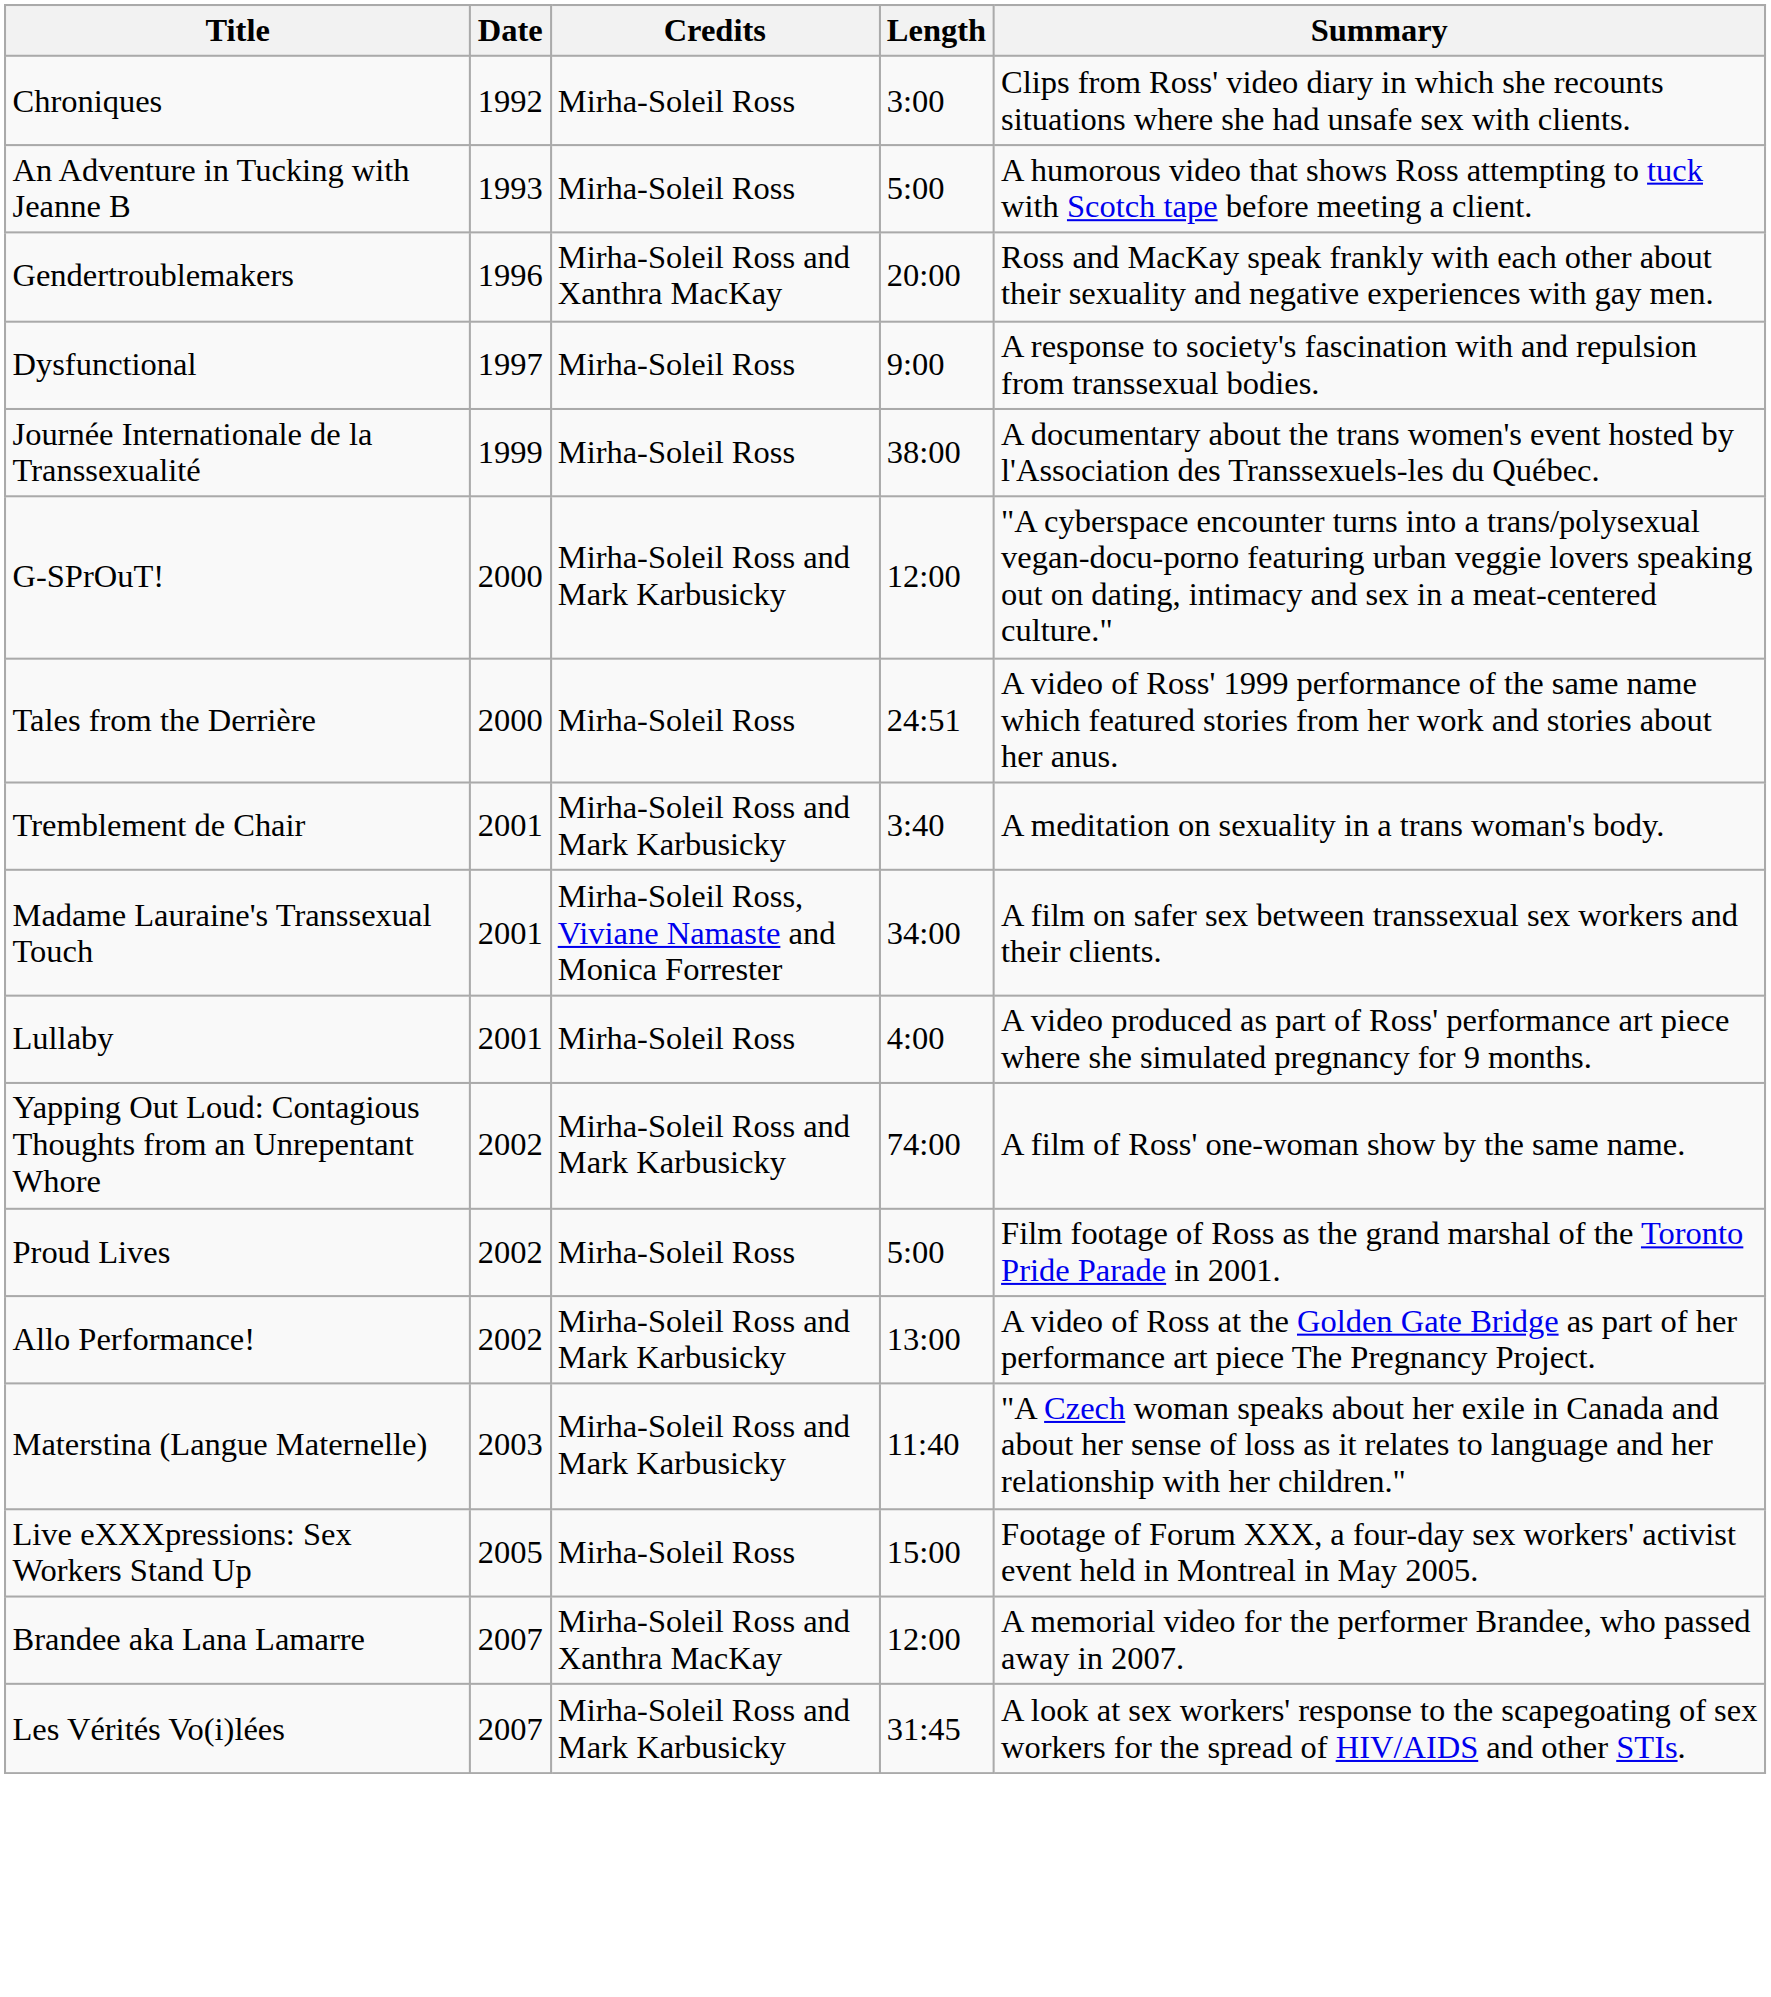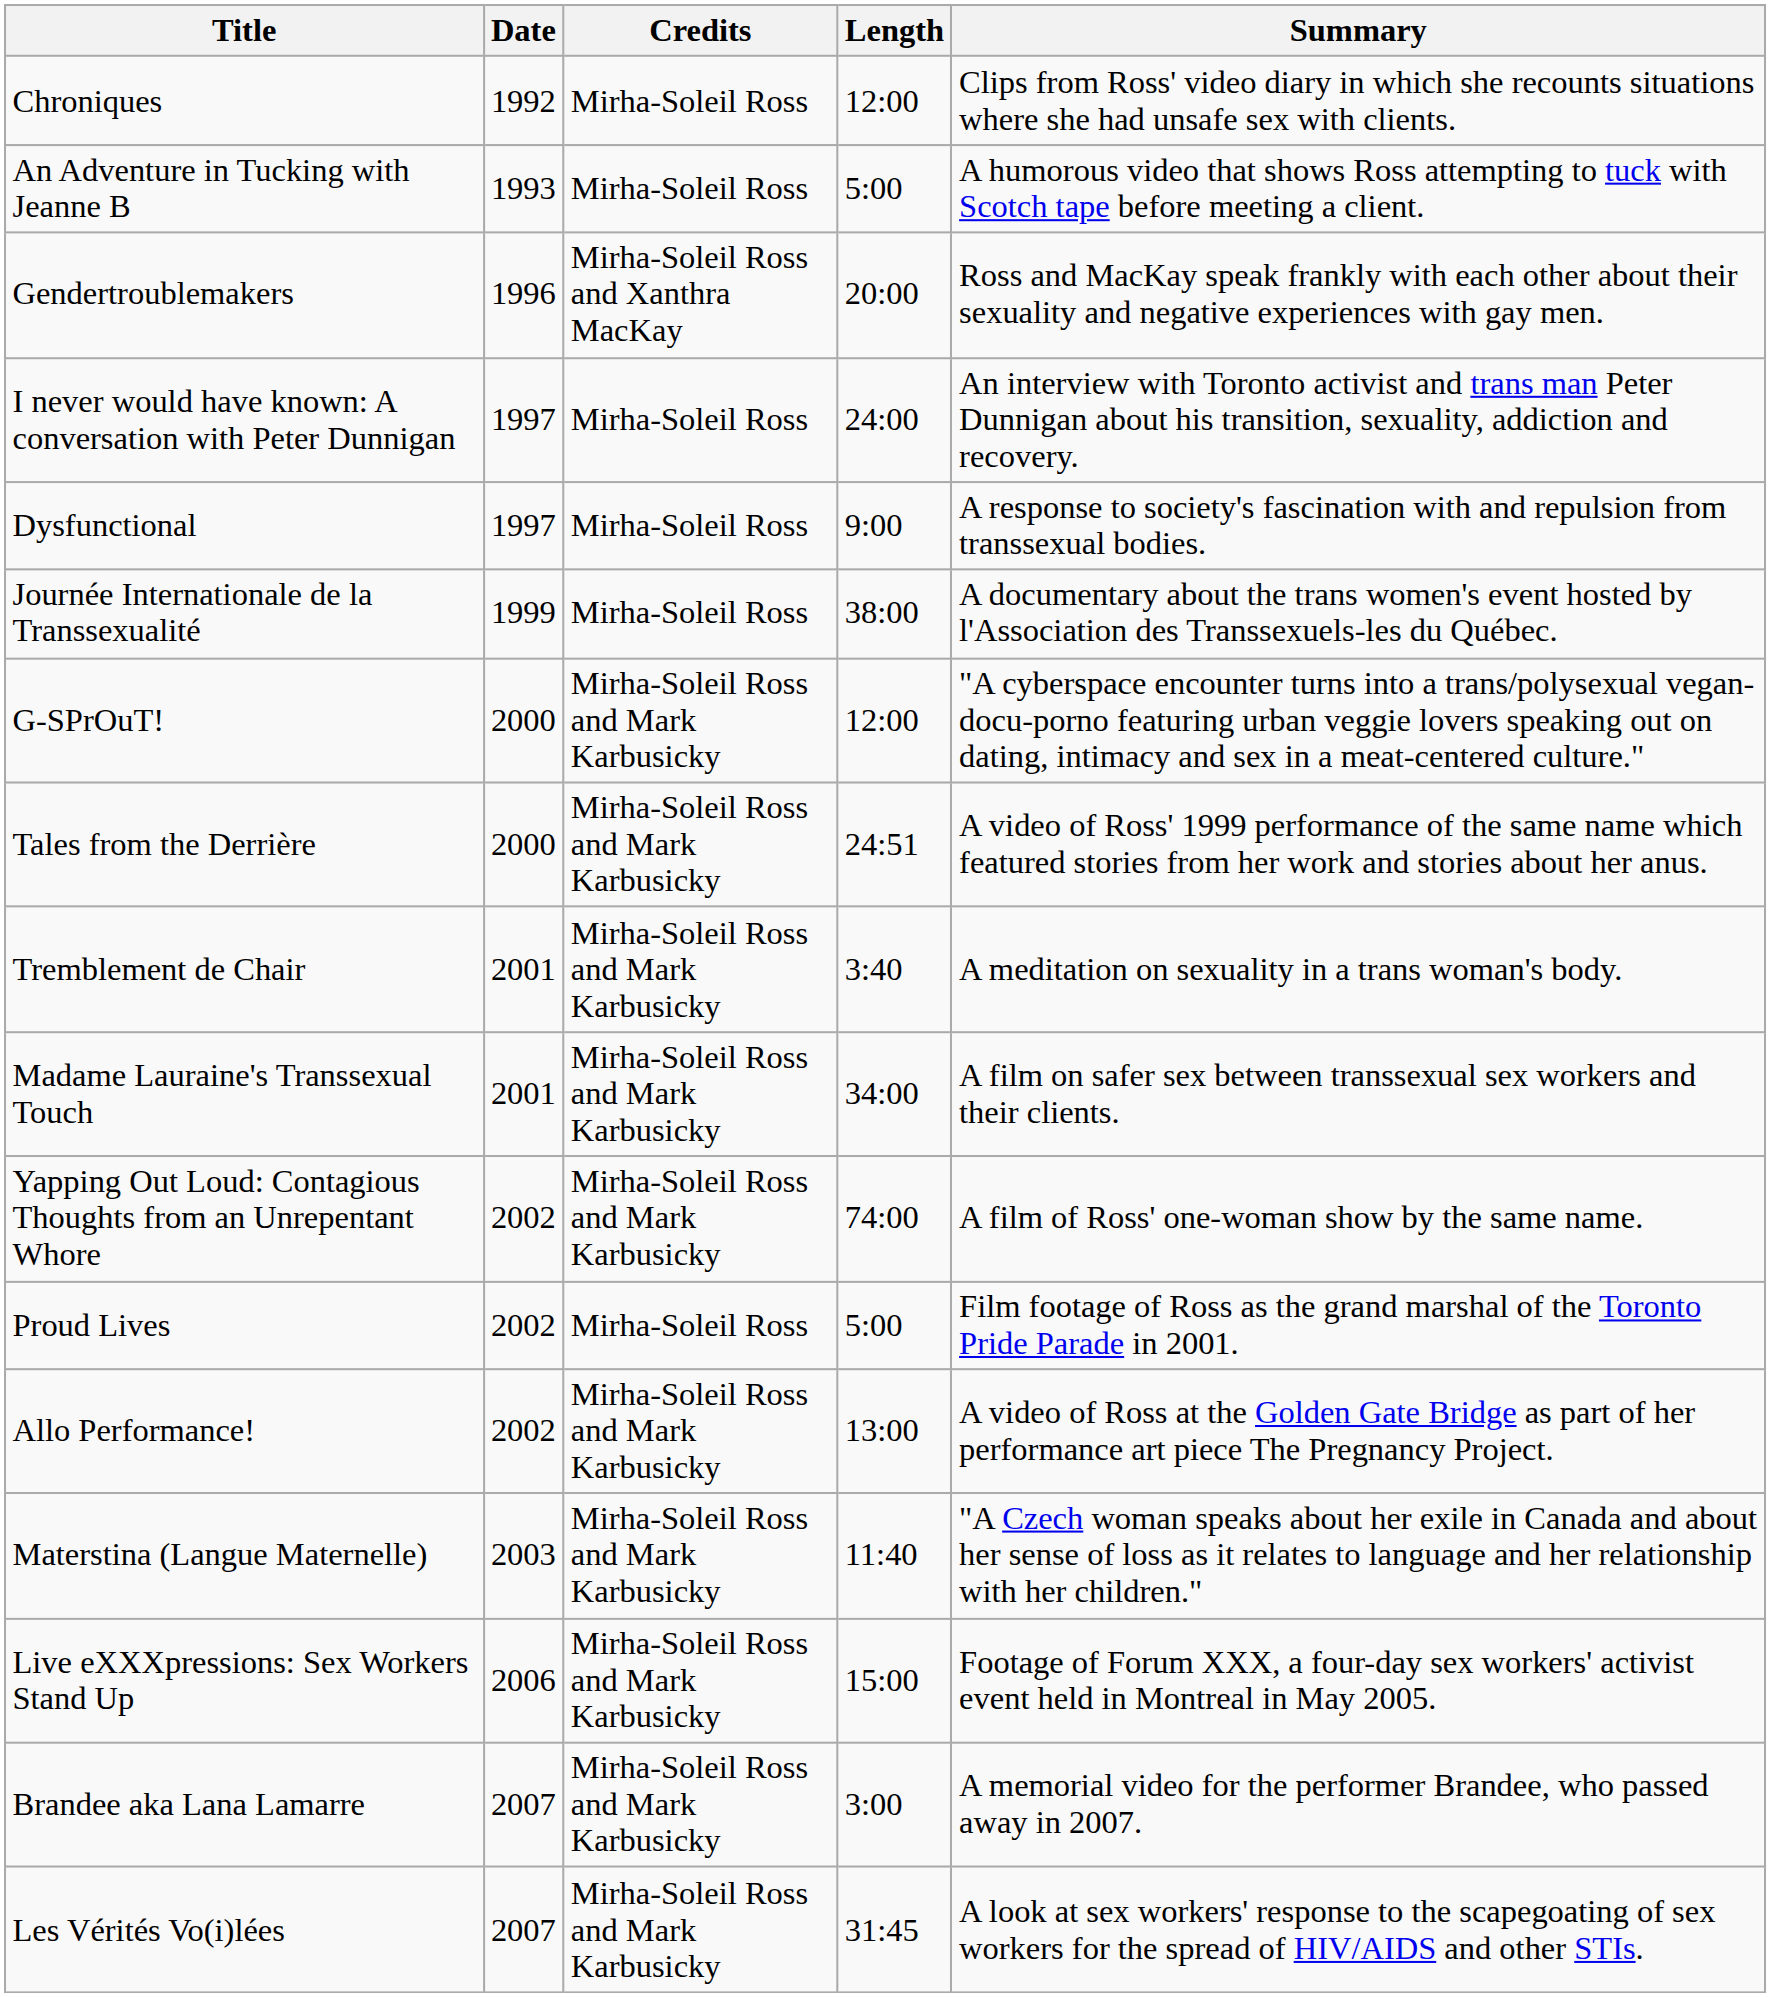(916, 100) 3:00 -> (882, 100) 12:00
+ row: (234, 419)
(676, 719) Mirha-Soleil Ross -> (689, 844) Mirha-Soleil Ross and Mark Karbusicky
(697, 932) Mirha-Soleil Ross, Viviane Namaste and Monica Forrester -> (689, 1093) Mirha-Soleil Ross and Mark Karbusicky
- row: (63, 1038)
(510, 1551) 2005 -> (523, 1679) 2006
(676, 1551) Mirha-Soleil Ross -> (689, 1679) Mirha-Soleil Ross and Mark Karbusicky
(704, 1640) Mirha-Soleil Ross and Xanthra MacKay -> (689, 1804) Mirha-Soleil Ross and Mark Karbusicky
(924, 1640) 12:00 -> (874, 1804) 3:00
